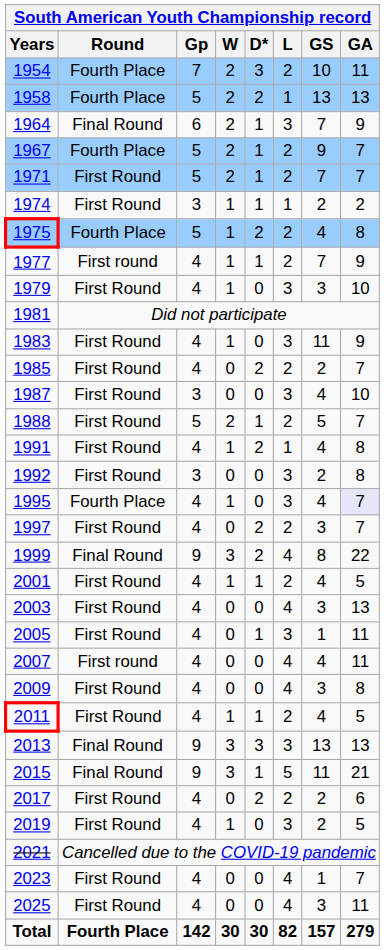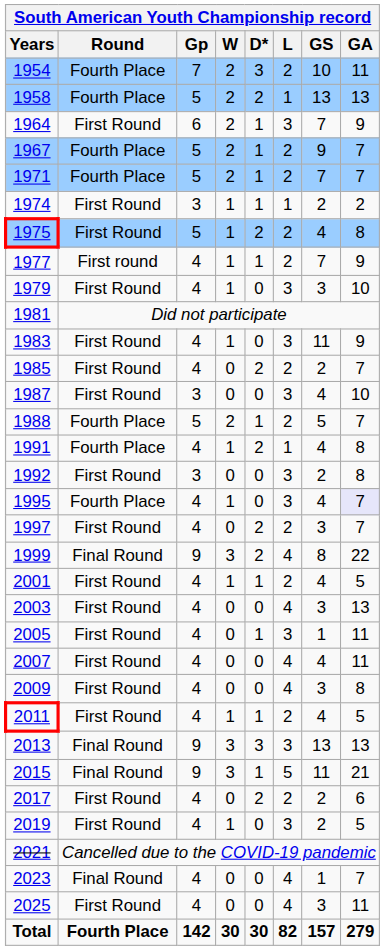(118, 124) Final Round -> (118, 124) First Round
(118, 177) First Round -> (118, 177) Fourth Place
(118, 233) Fourth Place -> (118, 233) First Round
(118, 421) First Round -> (118, 421) Fourth Place
(118, 448) First Round -> (118, 448) Fourth Place
(118, 661) First round -> (118, 661) First Round
(118, 878) First Round -> (118, 878) Final Round
